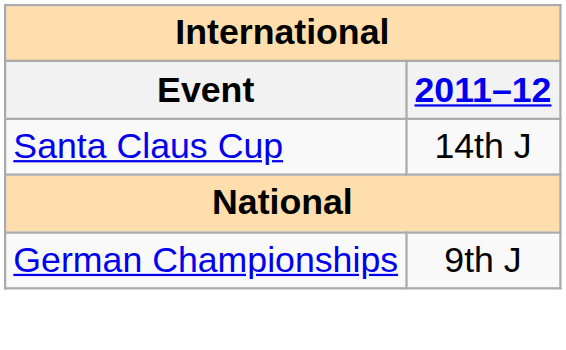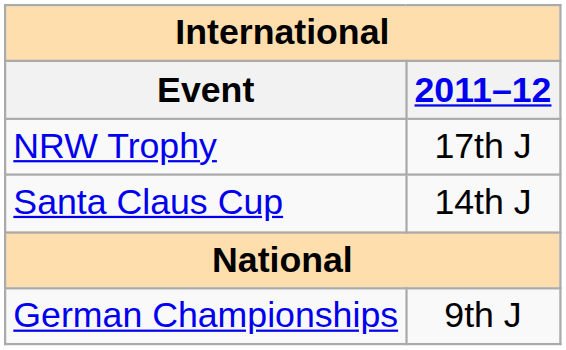+ row: (115, 145)
